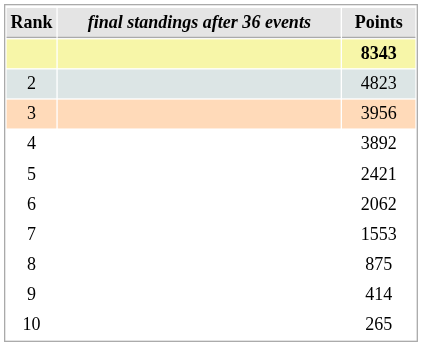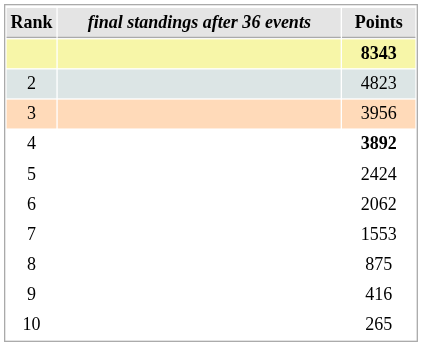(379, 144) normal -> (379, 144) bold
(379, 174) 2421 -> (379, 174) 2424
(379, 294) 414 -> (379, 294) 416
